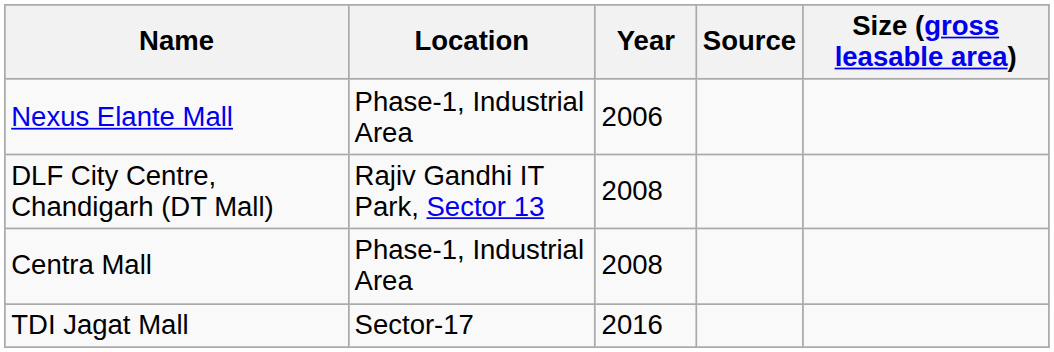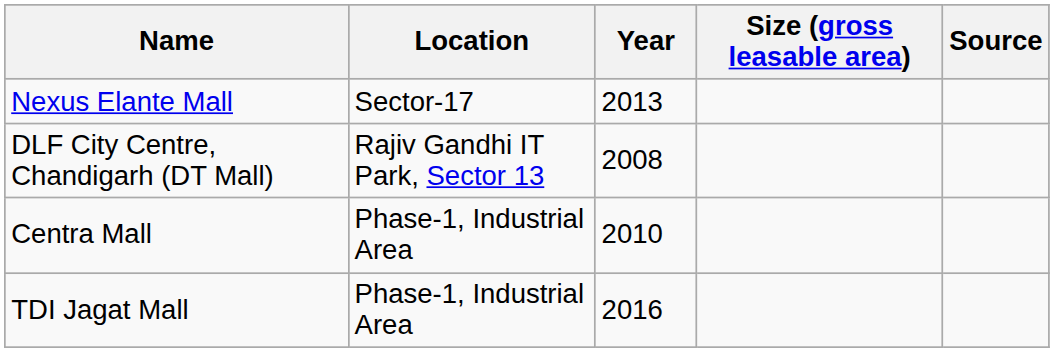columns swapped: (926, 41) <-> (749, 41)
(469, 116) Phase-1, Industrial Area -> (414, 100) Sector-17
(632, 116) 2006 -> (632, 100) 2013
(632, 265) 2008 -> (632, 234) 2010
(414, 324) Sector-17 -> (469, 309) Phase-1, Industrial Area
